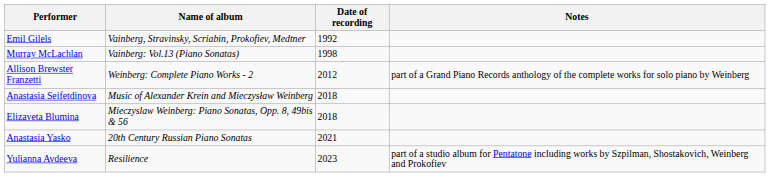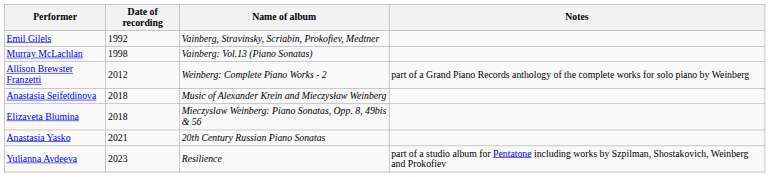columns swapped: (352, 17) <-> (211, 17)
